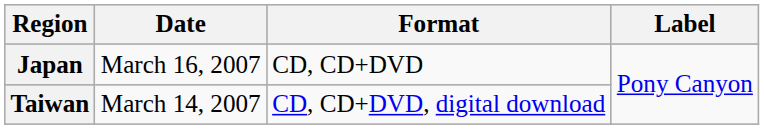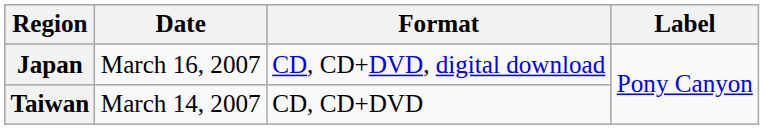(348, 64) CD, CD+DVD -> (439, 64) CD, CD+DVD, digital download
(439, 104) CD, CD+DVD, digital download -> (348, 104) CD, CD+DVD
